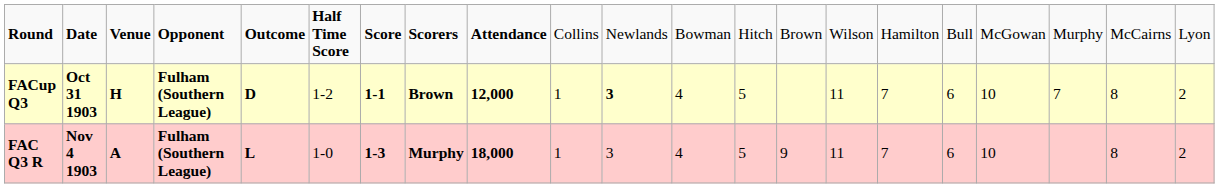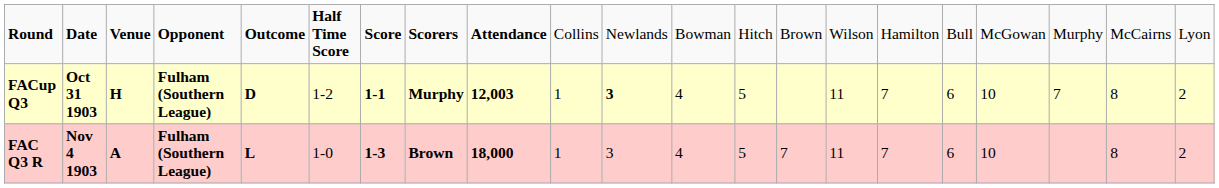(431, 93) Brown -> (436, 93) Murphy
(492, 93) 12,000 -> (492, 93) 12,003
(436, 153) Murphy -> (431, 153) Brown
(784, 153) 9 -> (784, 153) 7
